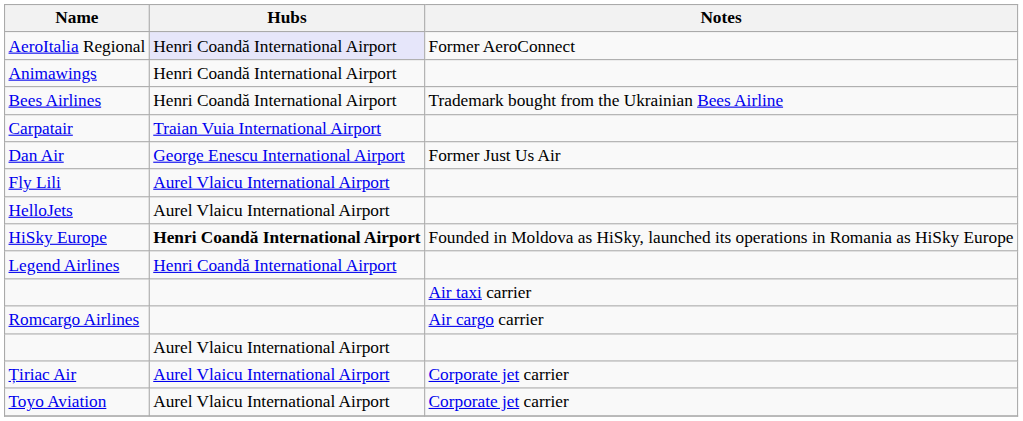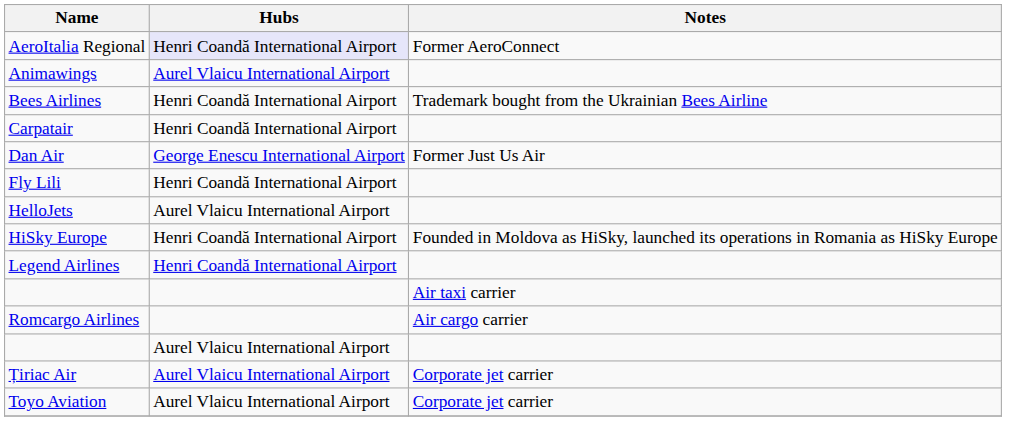(275, 73) Henri Coandă International Airport -> (271, 73) Aurel Vlaicu International Airport
(267, 127) Traian Vuia International Airport -> (275, 127) Henri Coandă International Airport
(271, 182) Aurel Vlaicu International Airport -> (275, 182) Henri Coandă International Airport
(287, 237) bold -> (275, 237) normal
